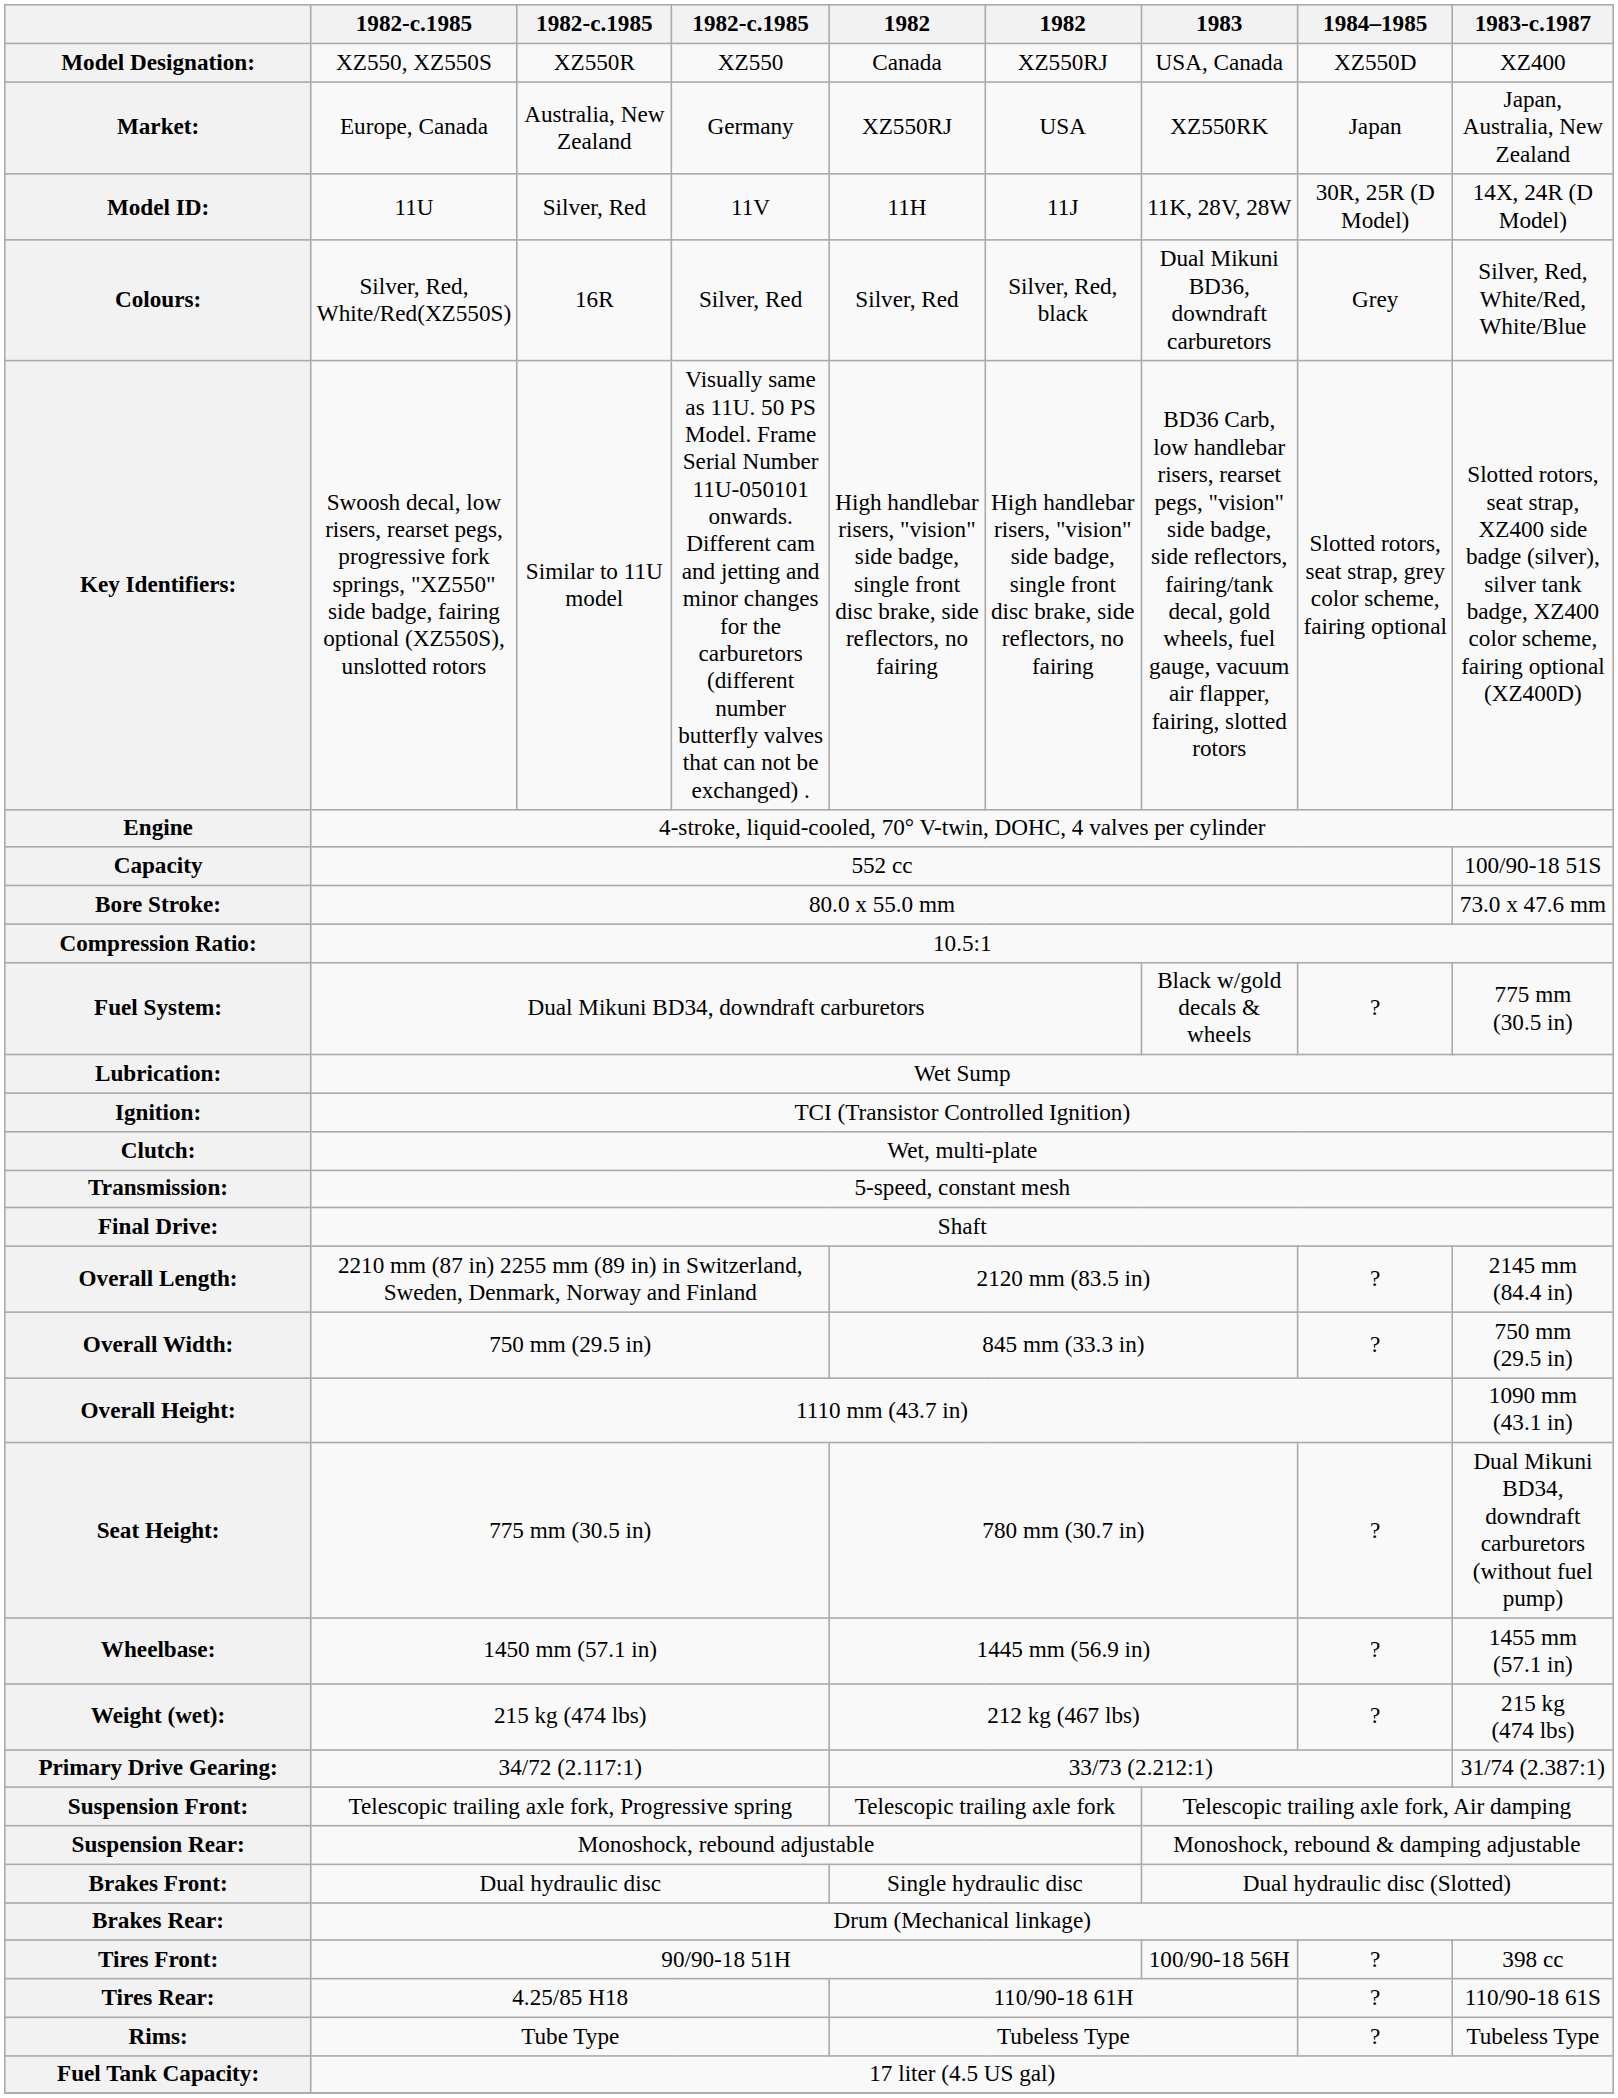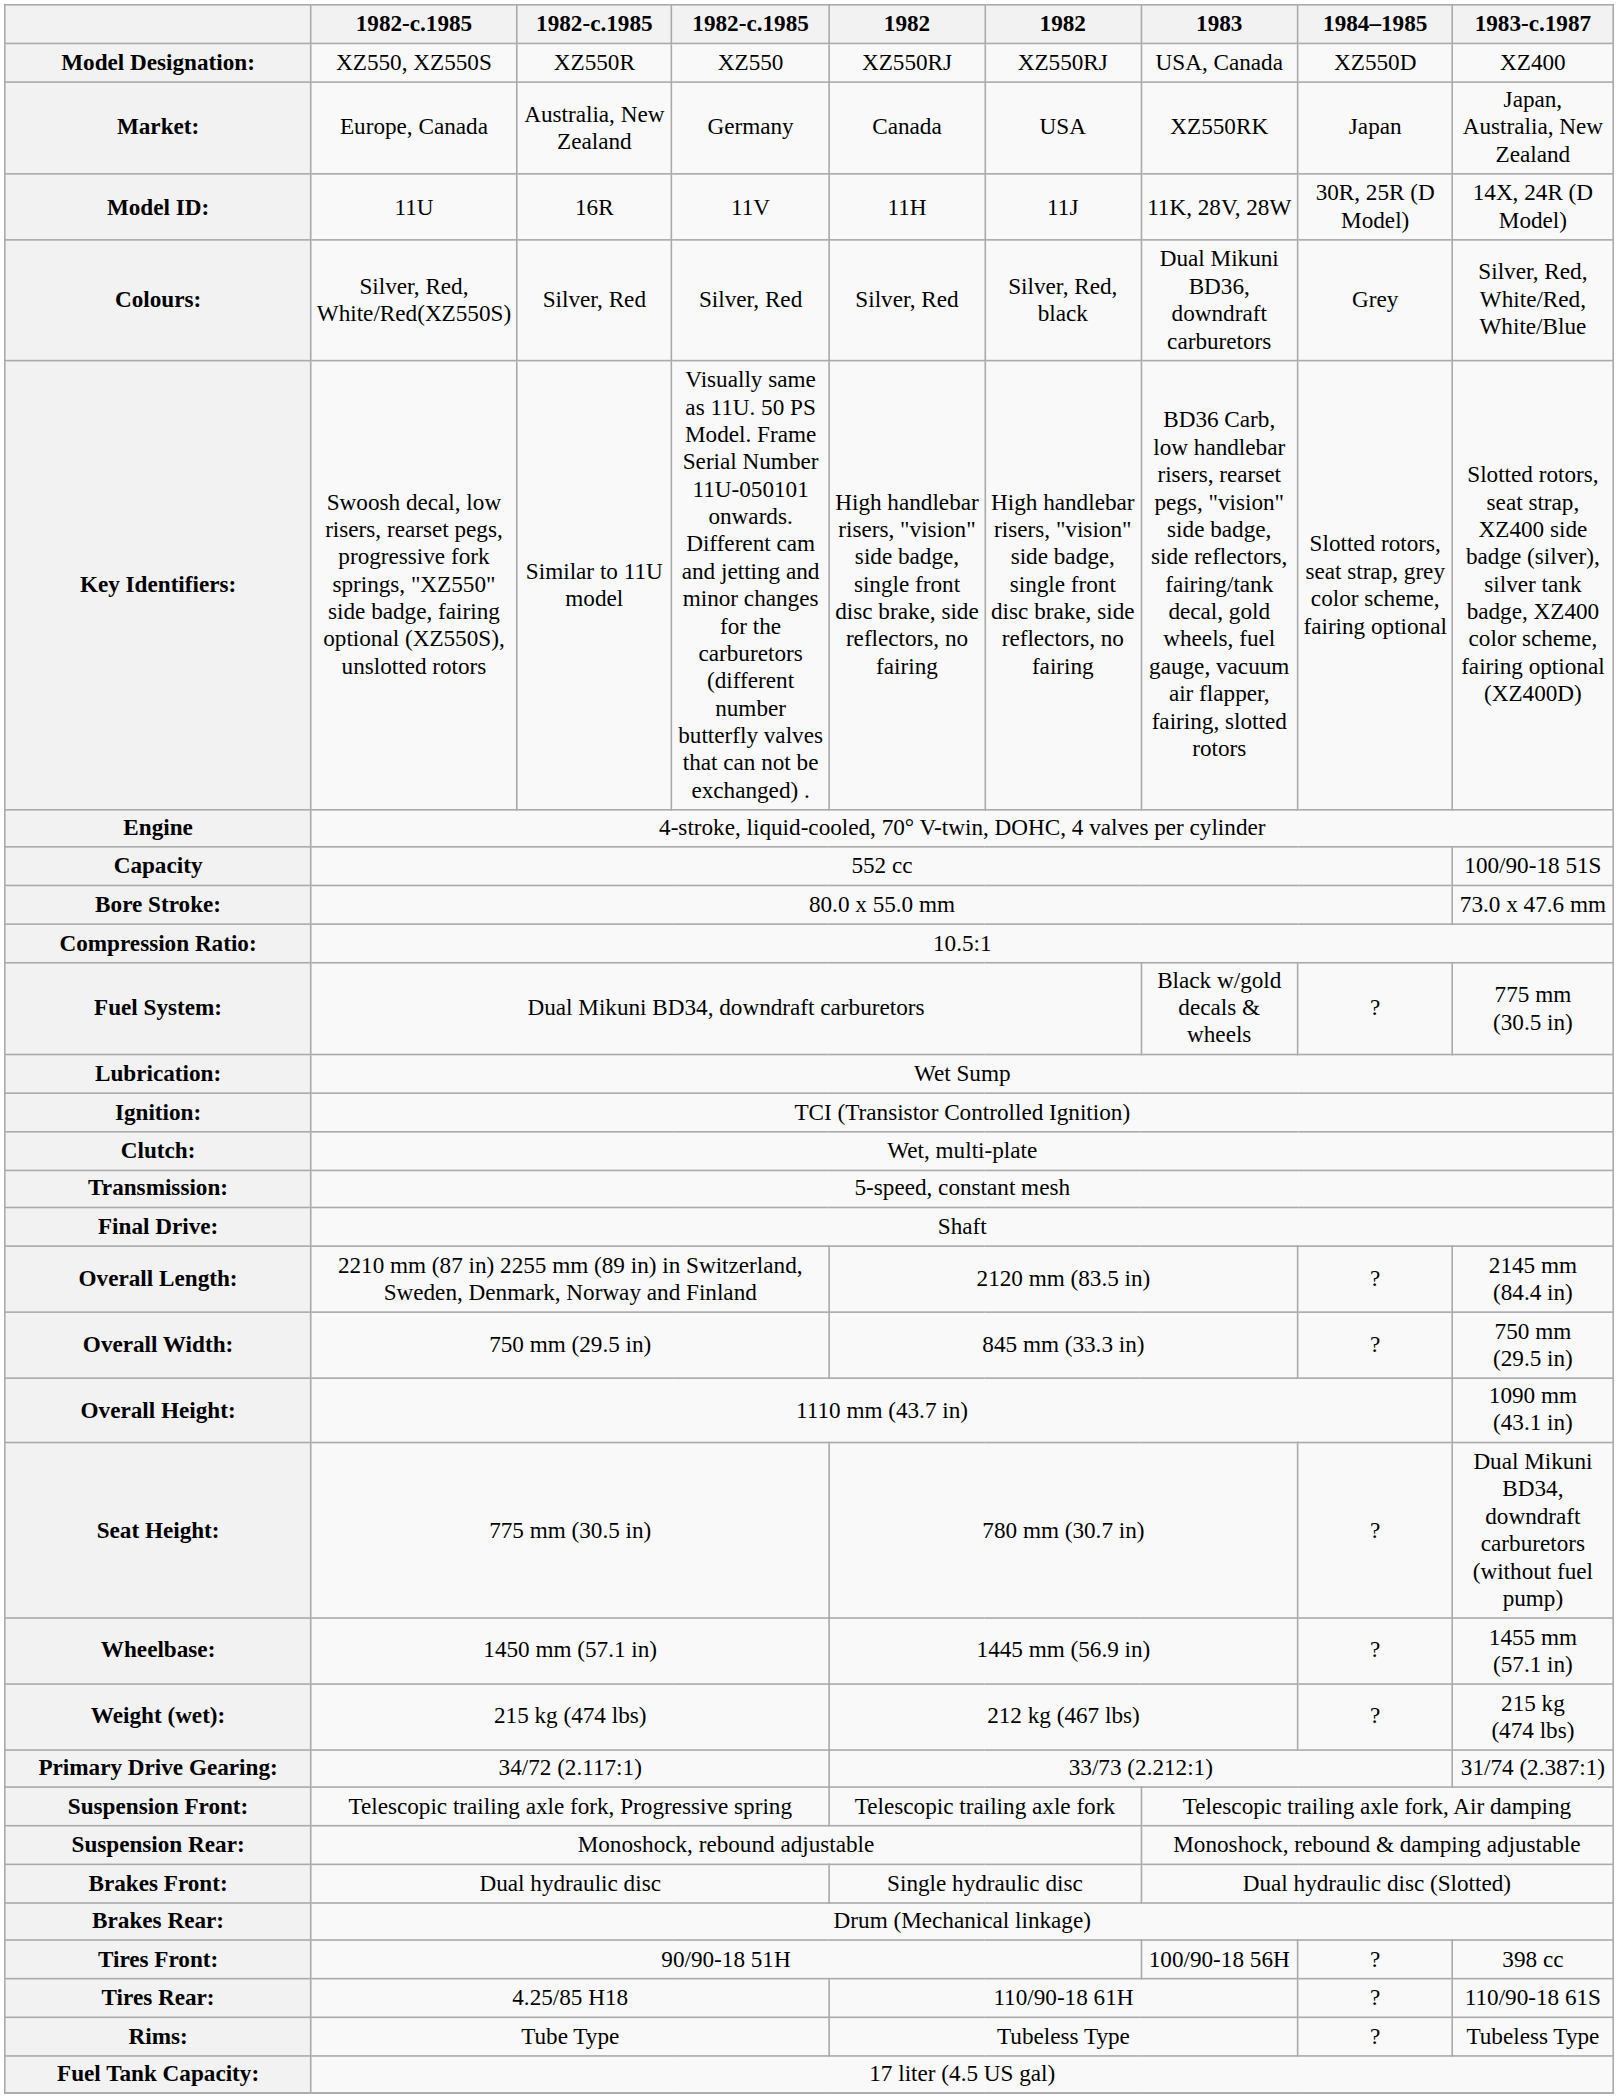(907, 62) Canada -> (907, 62) XZ550RJ
(907, 127) XZ550RJ -> (907, 127) Canada
(594, 207) Silver, Red -> (594, 207) 16R
(594, 300) 16R -> (594, 300) Silver, Red
